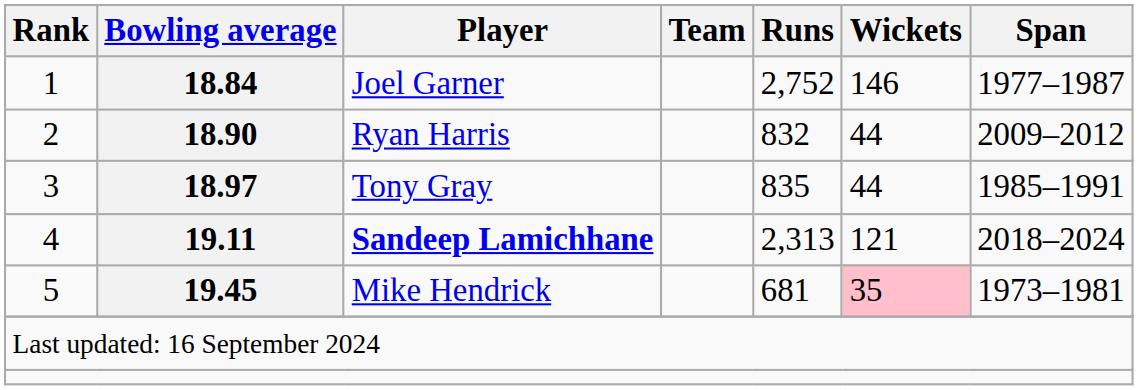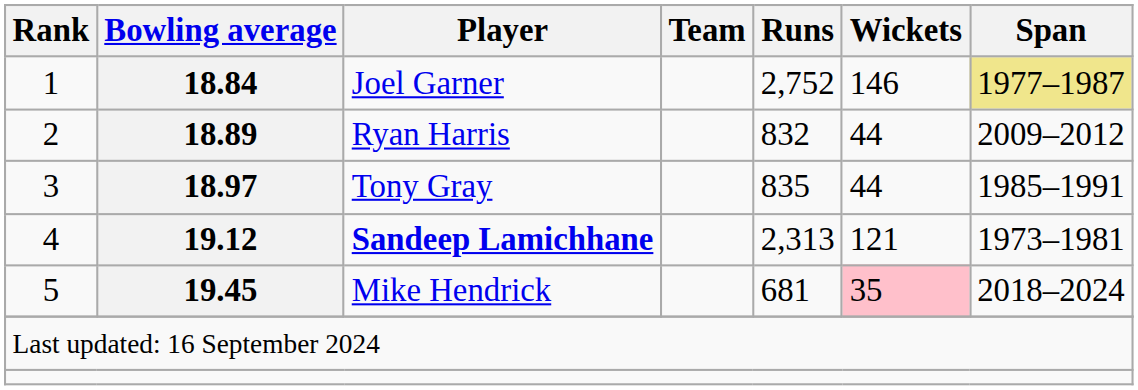(1051, 82) no background -> (1051, 82) khaki background
(220, 134) 18.90 -> (220, 134) 18.89
(220, 238) 19.11 -> (220, 238) 19.12
(1051, 238) 2018–2024 -> (1051, 238) 1973–1981
(1051, 290) 1973–1981 -> (1051, 290) 2018–2024
